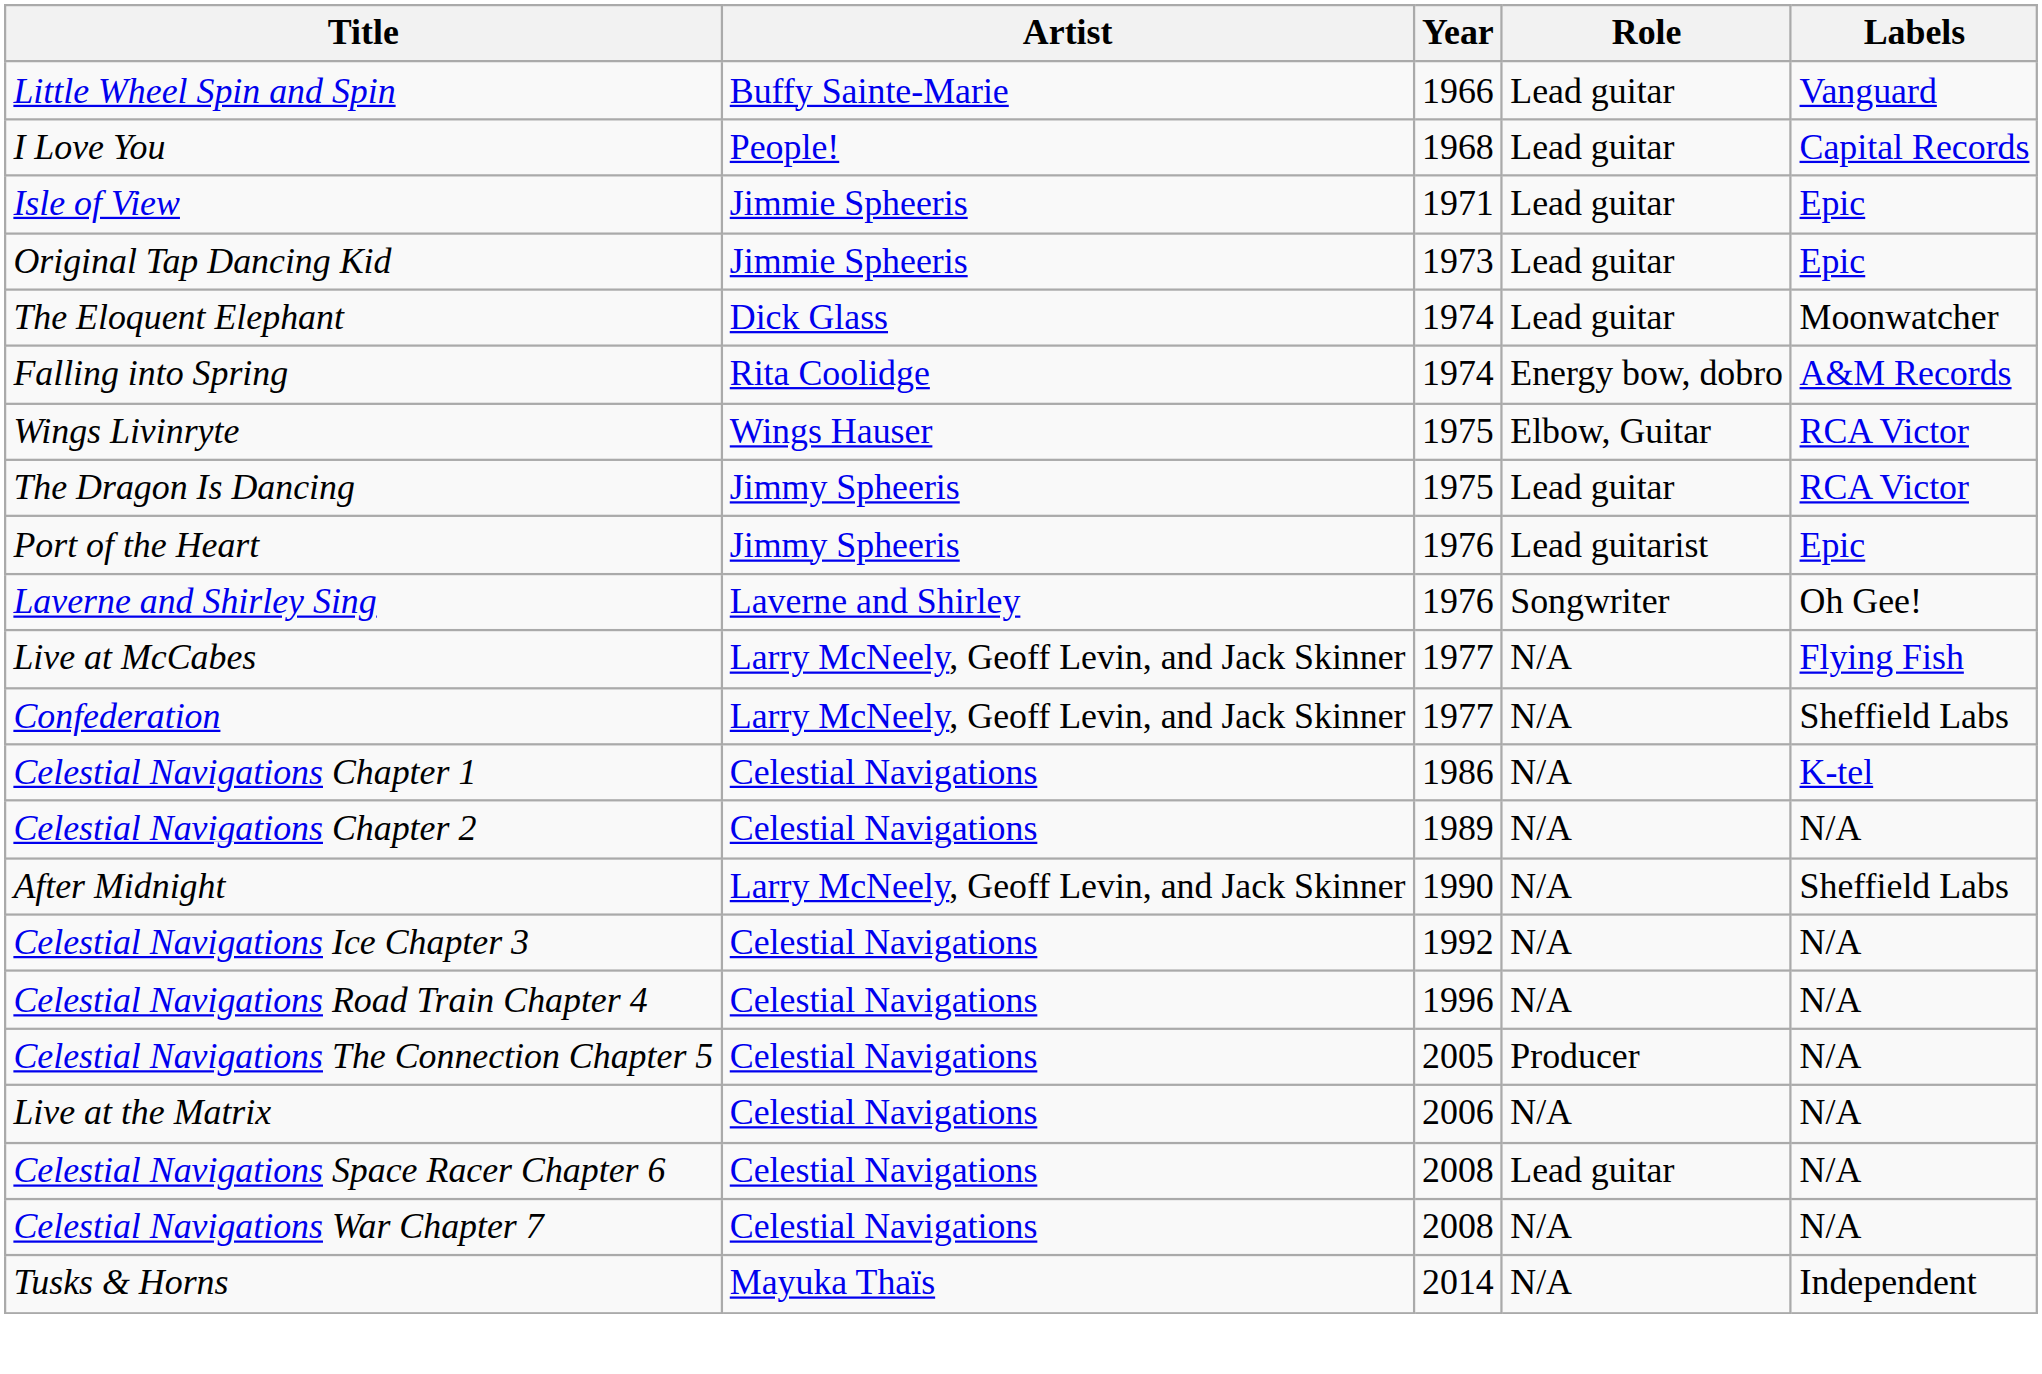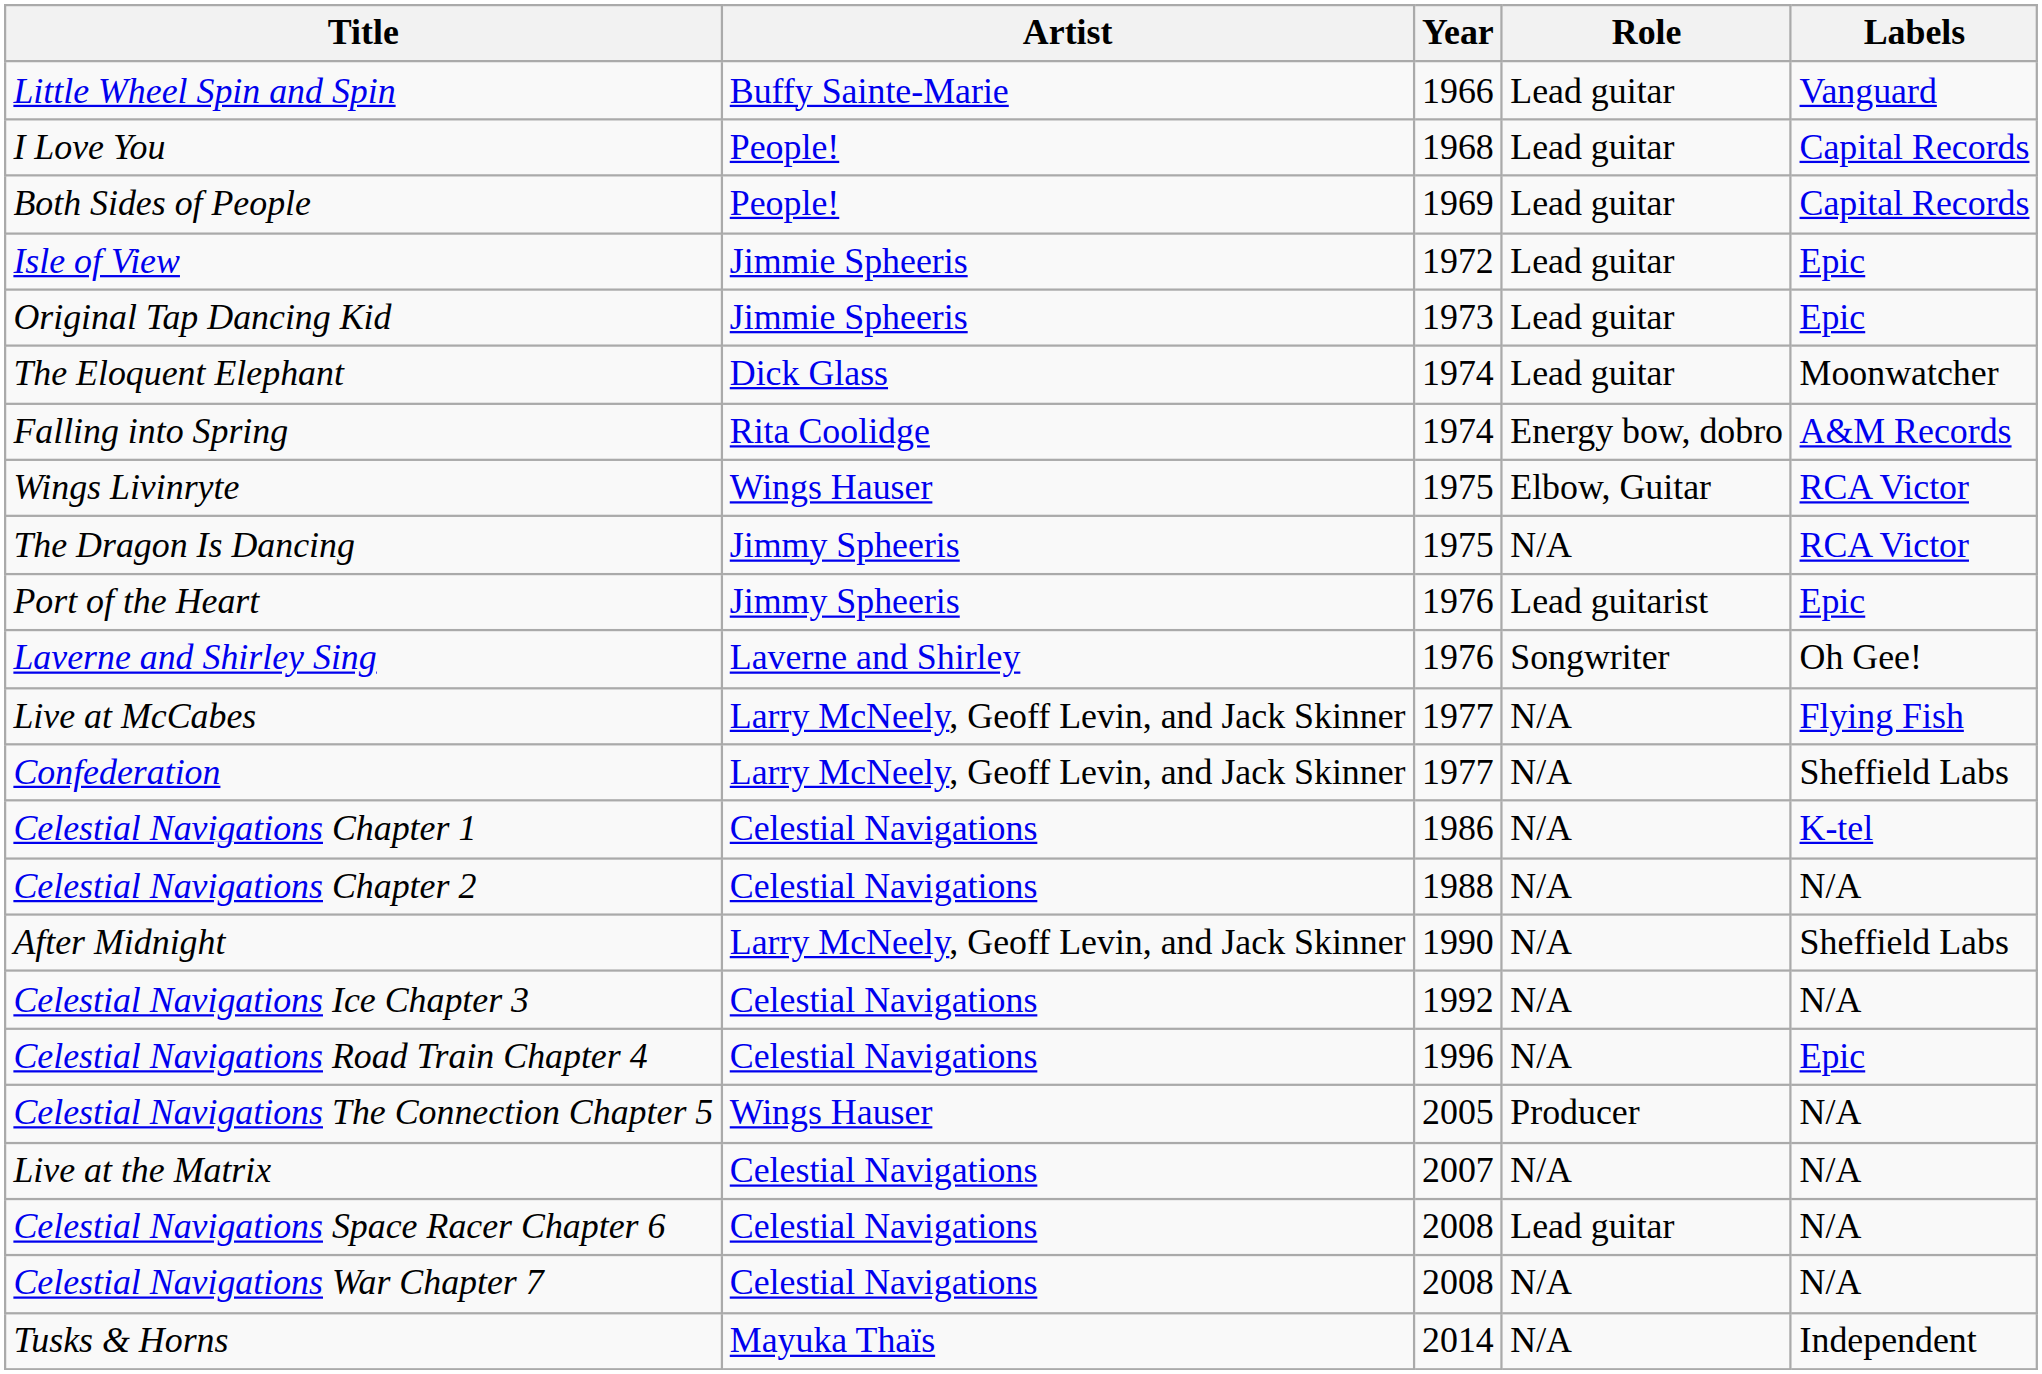+ row: (162, 203)
(1458, 203) 1971 -> (1458, 260) 1972
(1592, 487) Lead guitar -> (1541, 544) N/A
(1458, 828) 1989 -> (1458, 885) 1988
(1830, 999) N/A -> (1832, 1056) Epic
(884, 1056) Celestial Navigations -> (831, 1112) Wings Hauser
(1458, 1112) 2006 -> (1458, 1169) 2007
